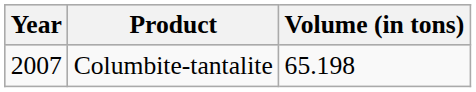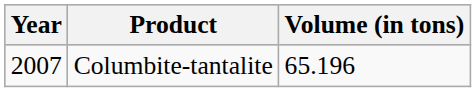(320, 65) 65.198 -> (320, 65) 65.196
